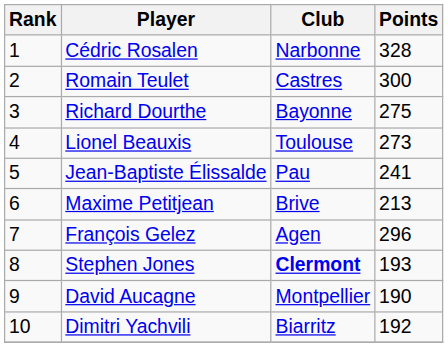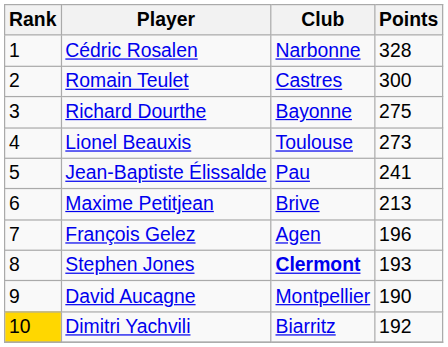(395, 234) 296 -> (395, 234) 196
(20, 326) no background -> (20, 326) gold background
